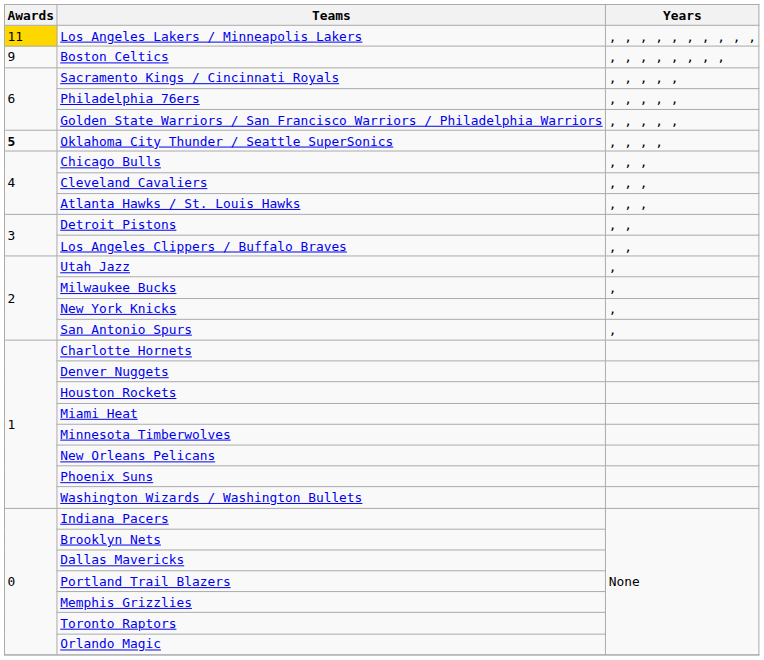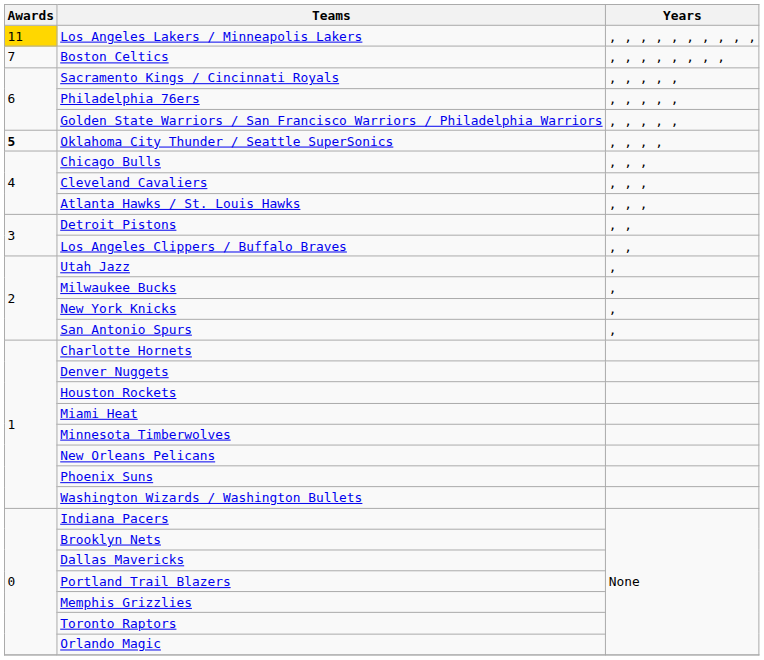(11, 57) 9 -> (11, 57) 7
